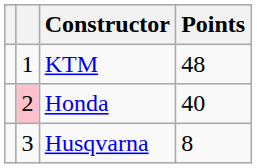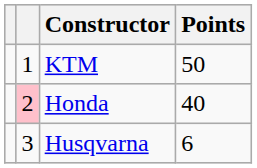(193, 64) 48 -> (193, 64) 50
(187, 143) 8 -> (187, 143) 6
